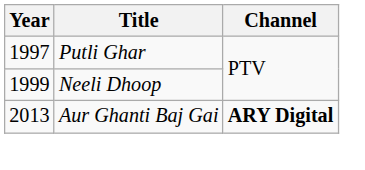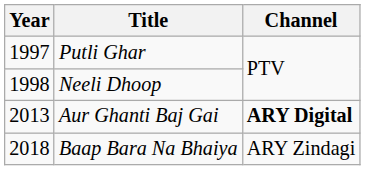(29, 84) 1999 -> (29, 84) 1998
+ row: (148, 148)
